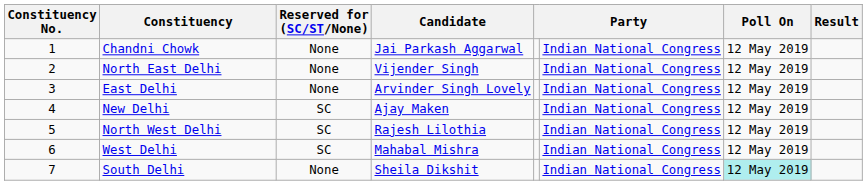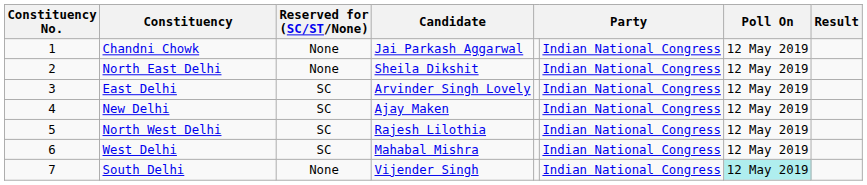(427, 69) Vijender Singh -> (427, 69) Sheila Dikshit
(324, 89) None -> (324, 89) SC
(427, 170) Sheila Dikshit -> (427, 170) Vijender Singh
